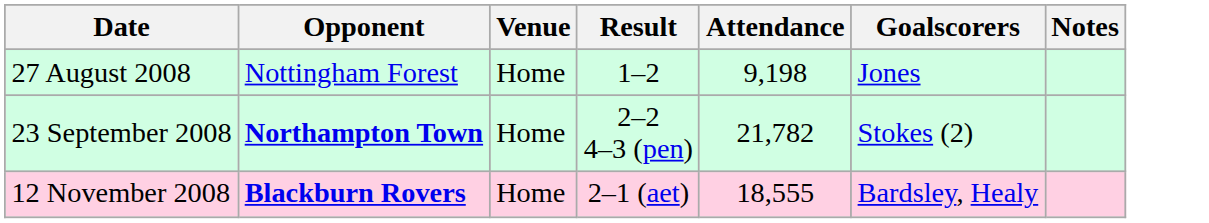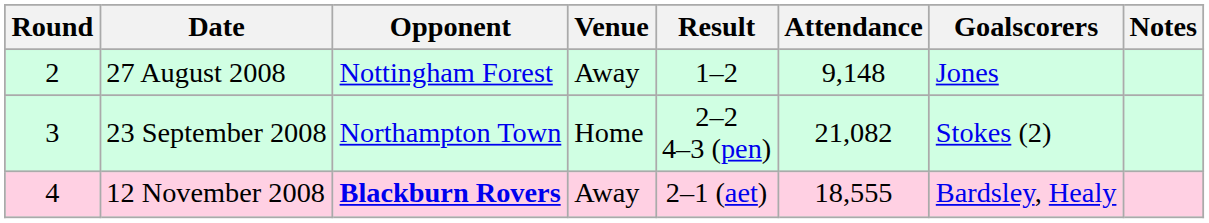+ column: (52, 26)
(531, 71) Home -> (607, 71) Away
(775, 71) 9,198 -> (854, 71) 9,148
(364, 132) bold -> (450, 132) normal
(775, 132) 21,782 -> (854, 132) 21,082
(531, 193) Home -> (607, 193) Away
